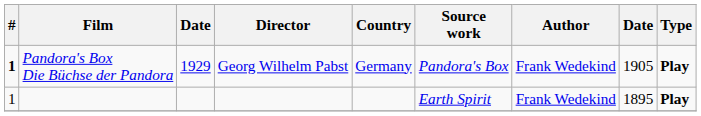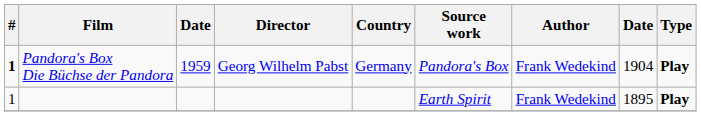(195, 66) 1929 -> (195, 66) 1959
(638, 66) 1905 -> (638, 66) 1904
